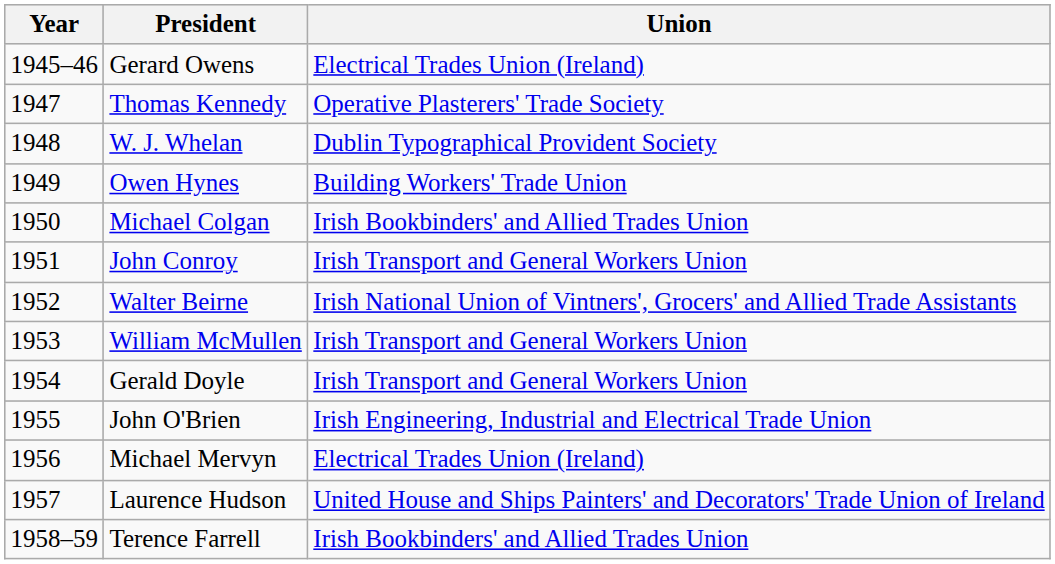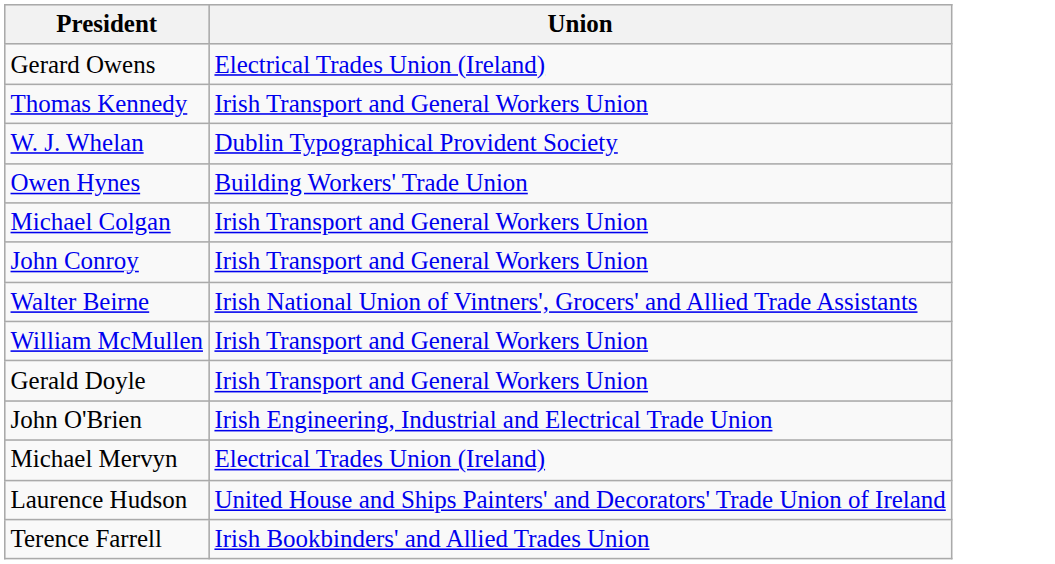- column: (54, 24)
(489, 103) Operative Plasterers' Trade Society -> (431, 103) Irish Transport and General Workers Union
(531, 222) Irish Bookbinders' and Allied Trades Union -> (431, 222) Irish Transport and General Workers Union
